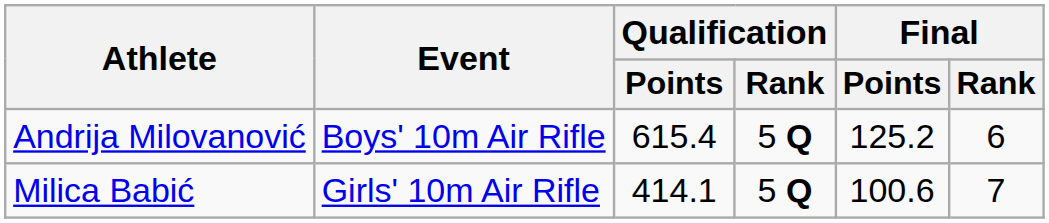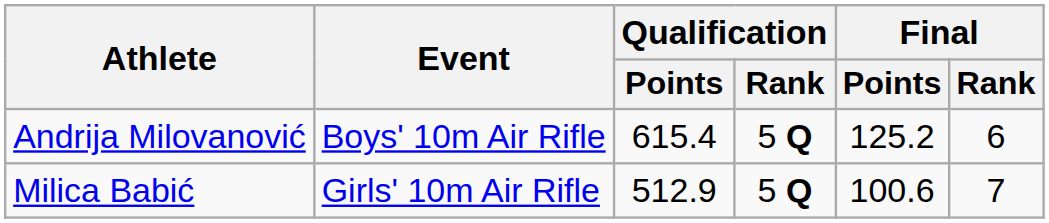(674, 190) 414.1 -> (674, 190) 512.9
